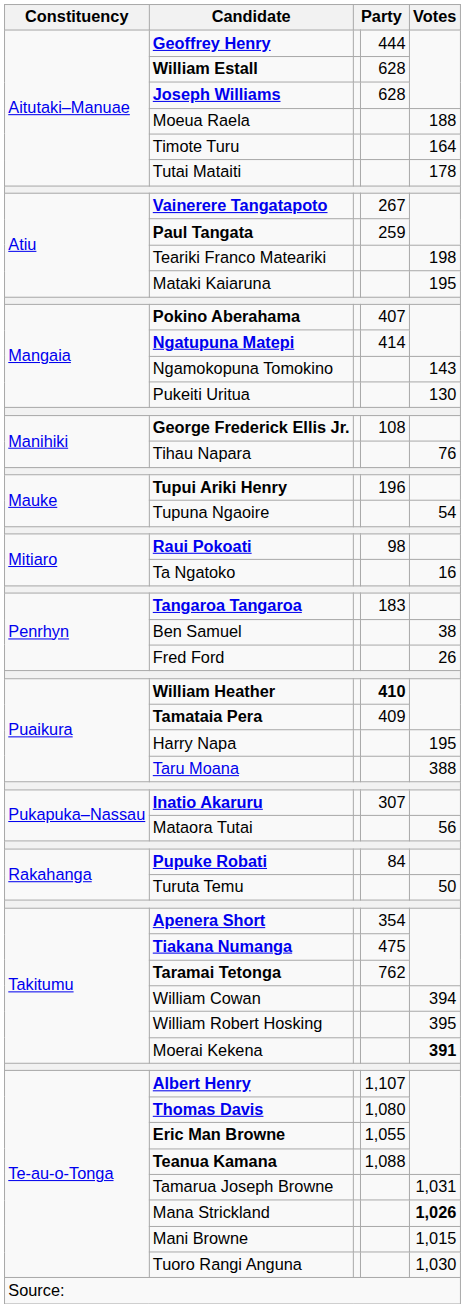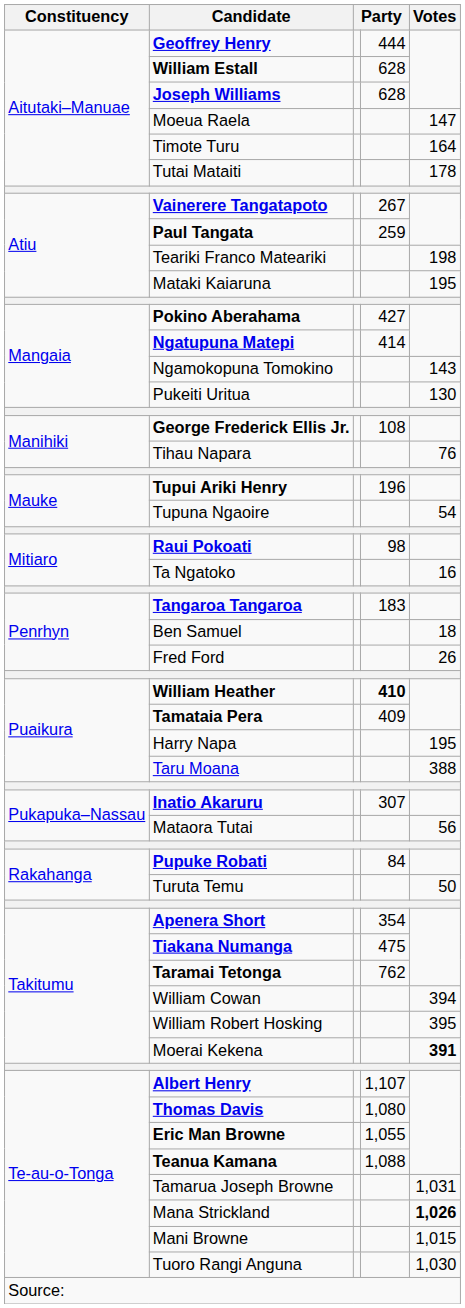(443, 120) 188 -> (443, 120) 147
(392, 317) 407 -> (392, 317) 427
(447, 631) 38 -> (447, 631) 18
